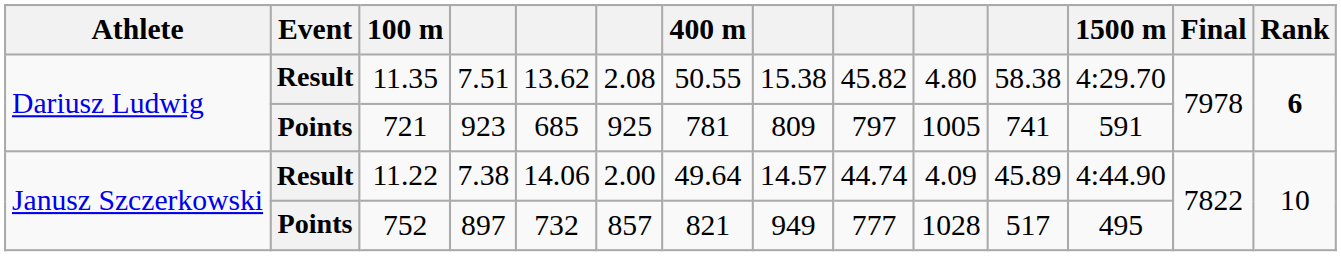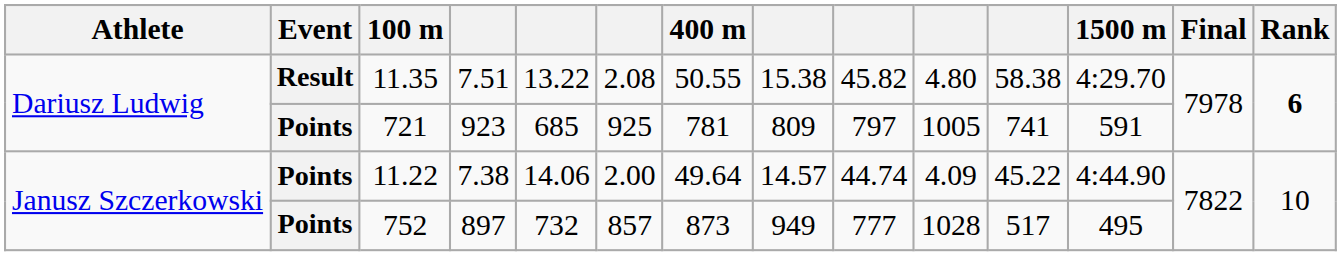(557, 78) 13.62 -> (557, 78) 13.22
(315, 176) Result -> (315, 176) Points
(1028, 176) 45.89 -> (1028, 176) 45.22
(708, 225) 821 -> (708, 225) 873
